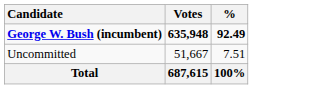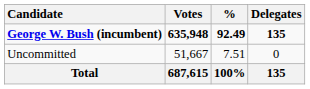+ column: (276, 14)
